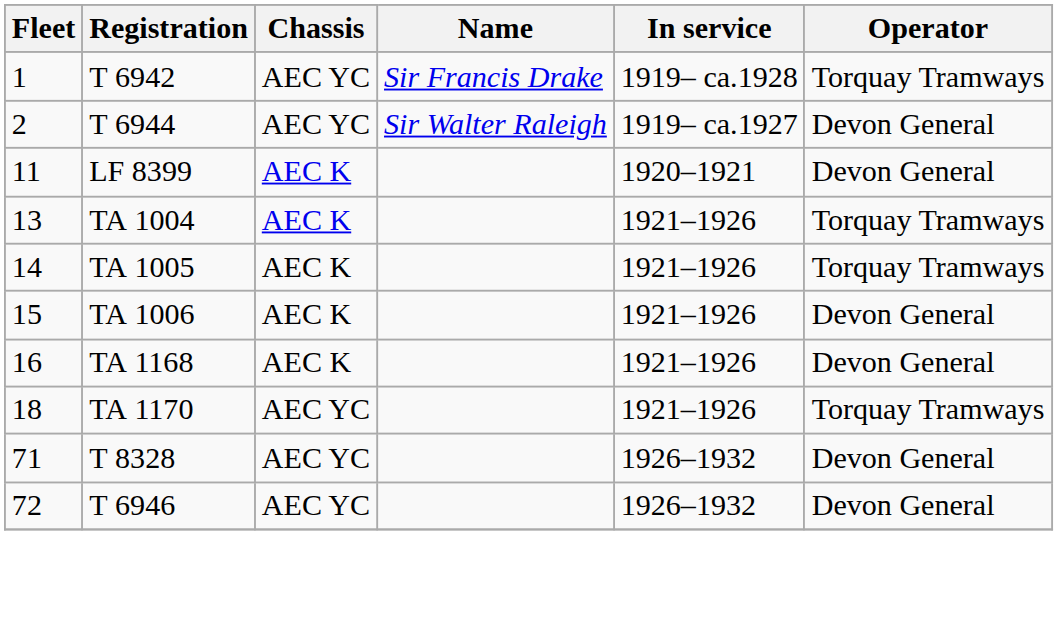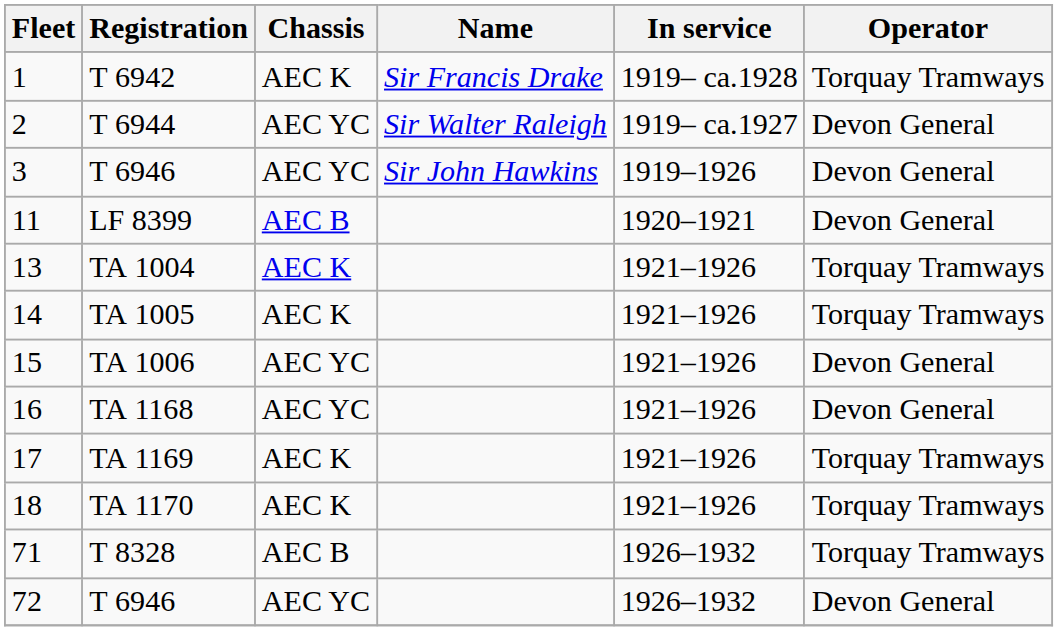(316, 76) AEC YC -> (307, 76) AEC K
+ row: (19, 171)
(307, 171) AEC K -> (306, 219) AEC B
(307, 314) AEC K -> (316, 362) AEC YC
(307, 362) AEC K -> (316, 409) AEC YC
+ row: (27, 457)
(316, 409) AEC YC -> (307, 505) AEC K
(316, 457) AEC YC -> (306, 553) AEC B
(903, 457) Devon General -> (928, 553) Torquay Tramways
